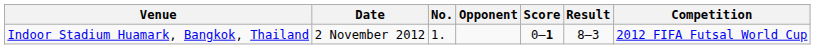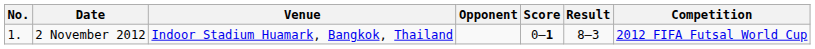columns swapped: (442, 14) <-> (158, 14)
